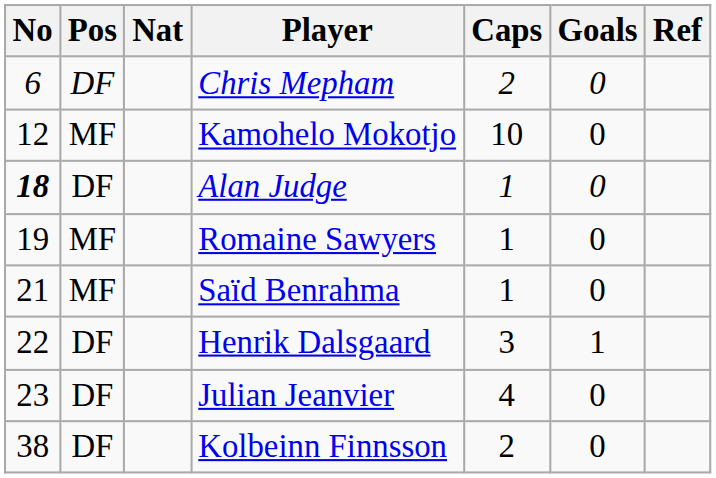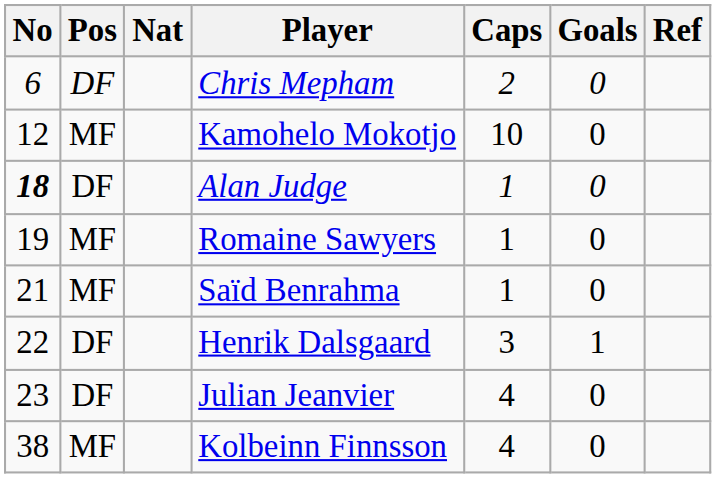(92, 446) DF -> (92, 446) MF
(507, 446) 2 -> (507, 446) 4
